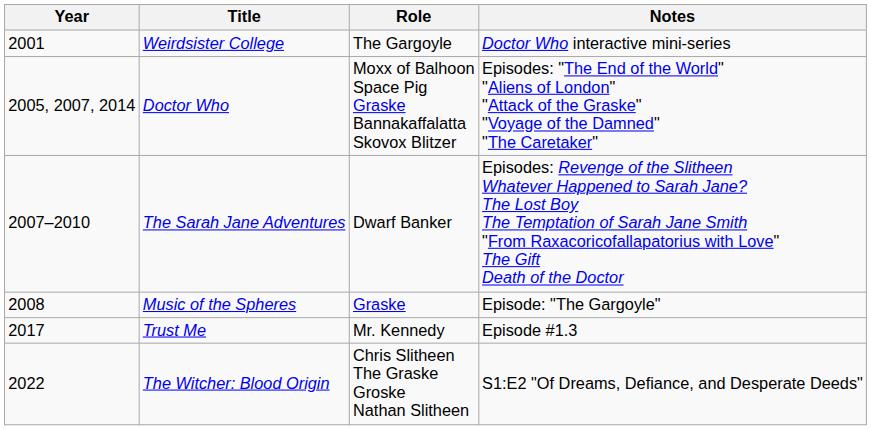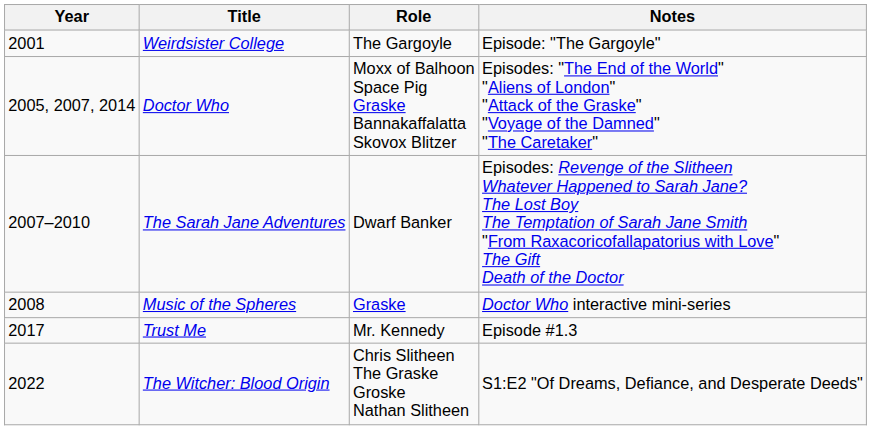(606, 43) Doctor Who interactive mini-series -> (571, 43) Episode: "The Gargoyle"
(571, 304) Episode: "The Gargoyle" -> (606, 304) Doctor Who interactive mini-series
